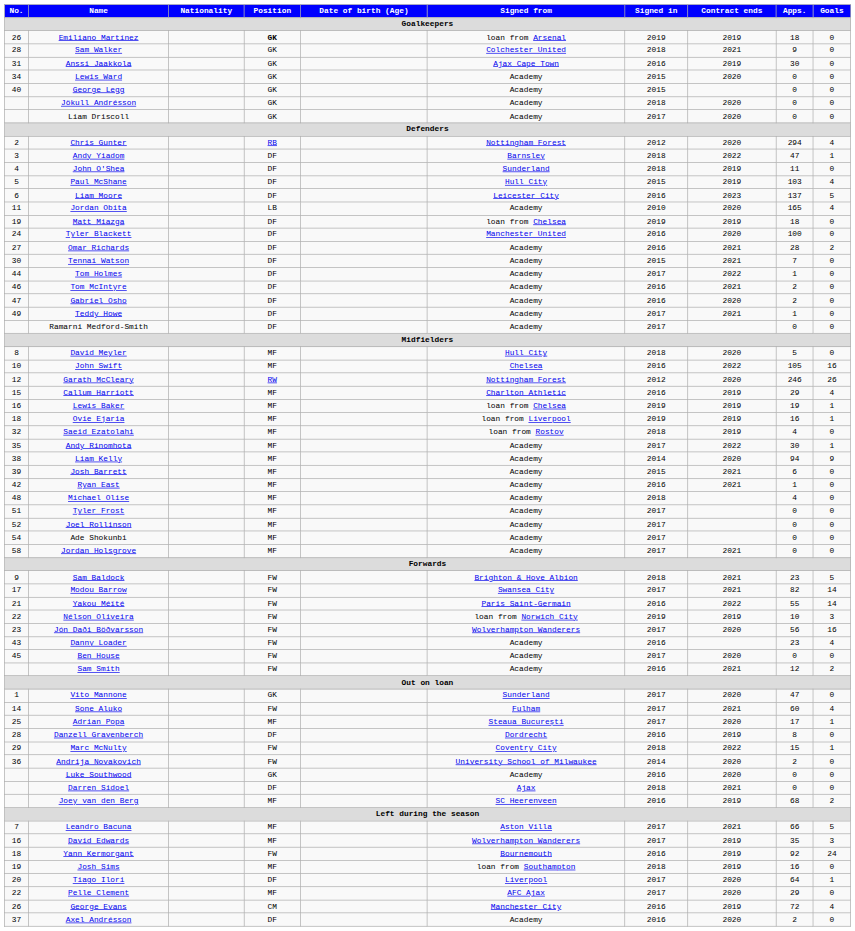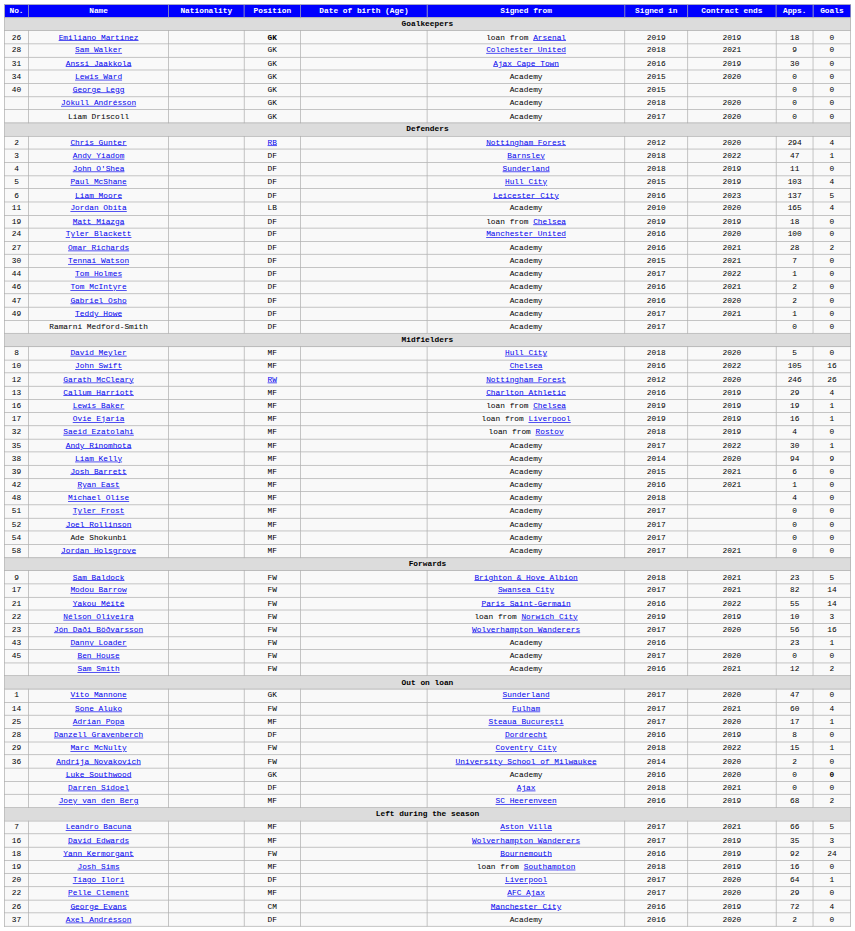(17, 393) 15 -> (17, 393) 13
(17, 419) 18 -> (17, 419) 17
(832, 643) 4 -> (832, 643) 1
(832, 774) normal -> (832, 774) bold
